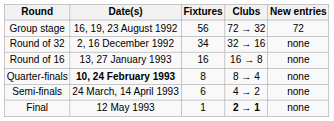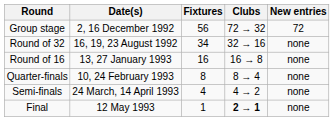(126, 28) 16, 19, 23 August 1992 -> (126, 28) 2, 16 December 1992
(126, 44) 2, 16 December 1992 -> (126, 44) 16, 19, 23 August 1992
(126, 76) bold -> (126, 76) normal
(203, 92) 6 -> (203, 92) 4
